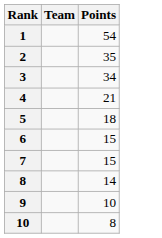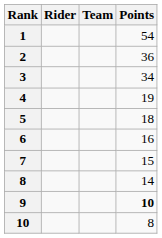+ column: (60, 14)
(109, 56) 35 -> (148, 56) 36
(109, 98) 21 -> (148, 98) 19
(109, 139) 15 -> (148, 139) 16
(109, 202) normal -> (148, 202) bold
